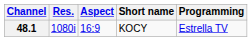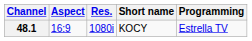columns swapped: (63, 12) <-> (97, 12)
